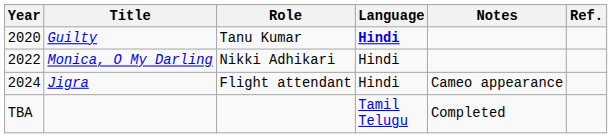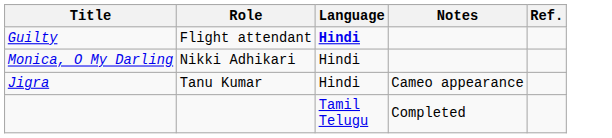- column: (24, 16)
(261, 38) Tanu Kumar -> (246, 38) Flight attendant
(286, 83) Flight attendant -> (221, 83) Tanu Kumar
